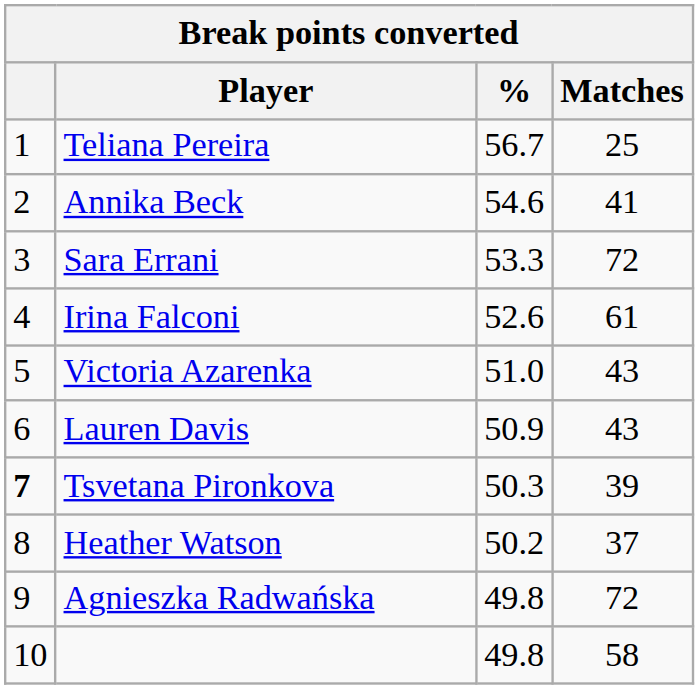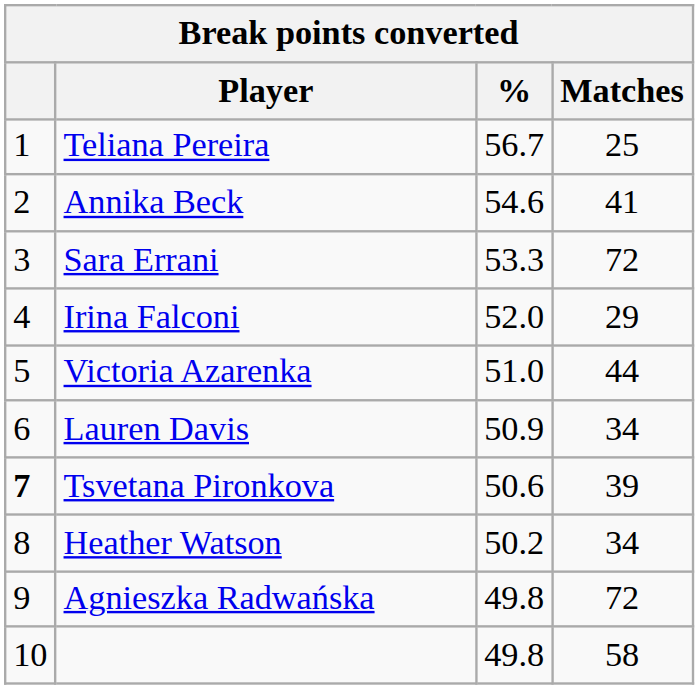(514, 315) 52.6 -> (514, 315) 52.0
(622, 315) 61 -> (622, 315) 29
(622, 372) 43 -> (622, 372) 44
(622, 428) 43 -> (622, 428) 34
(514, 485) 50.3 -> (514, 485) 50.6
(622, 541) 37 -> (622, 541) 34
